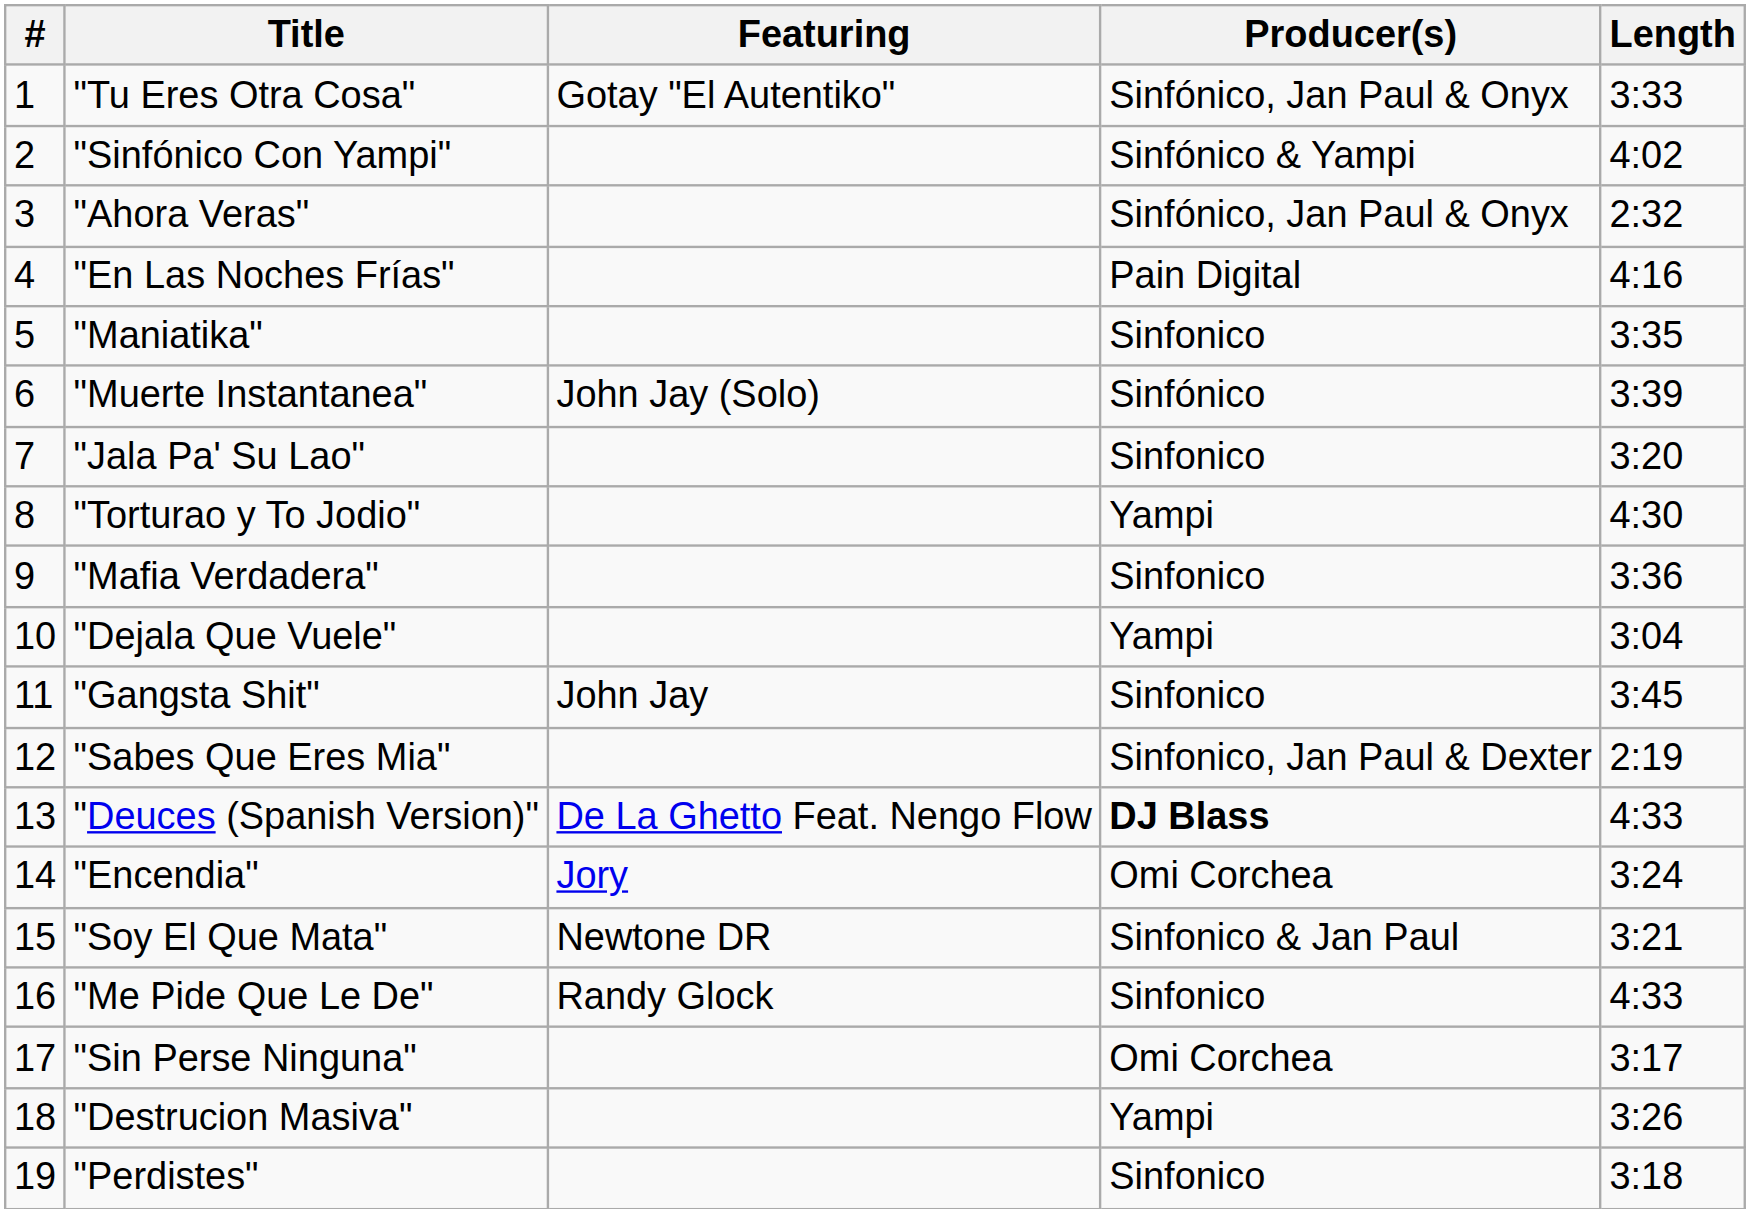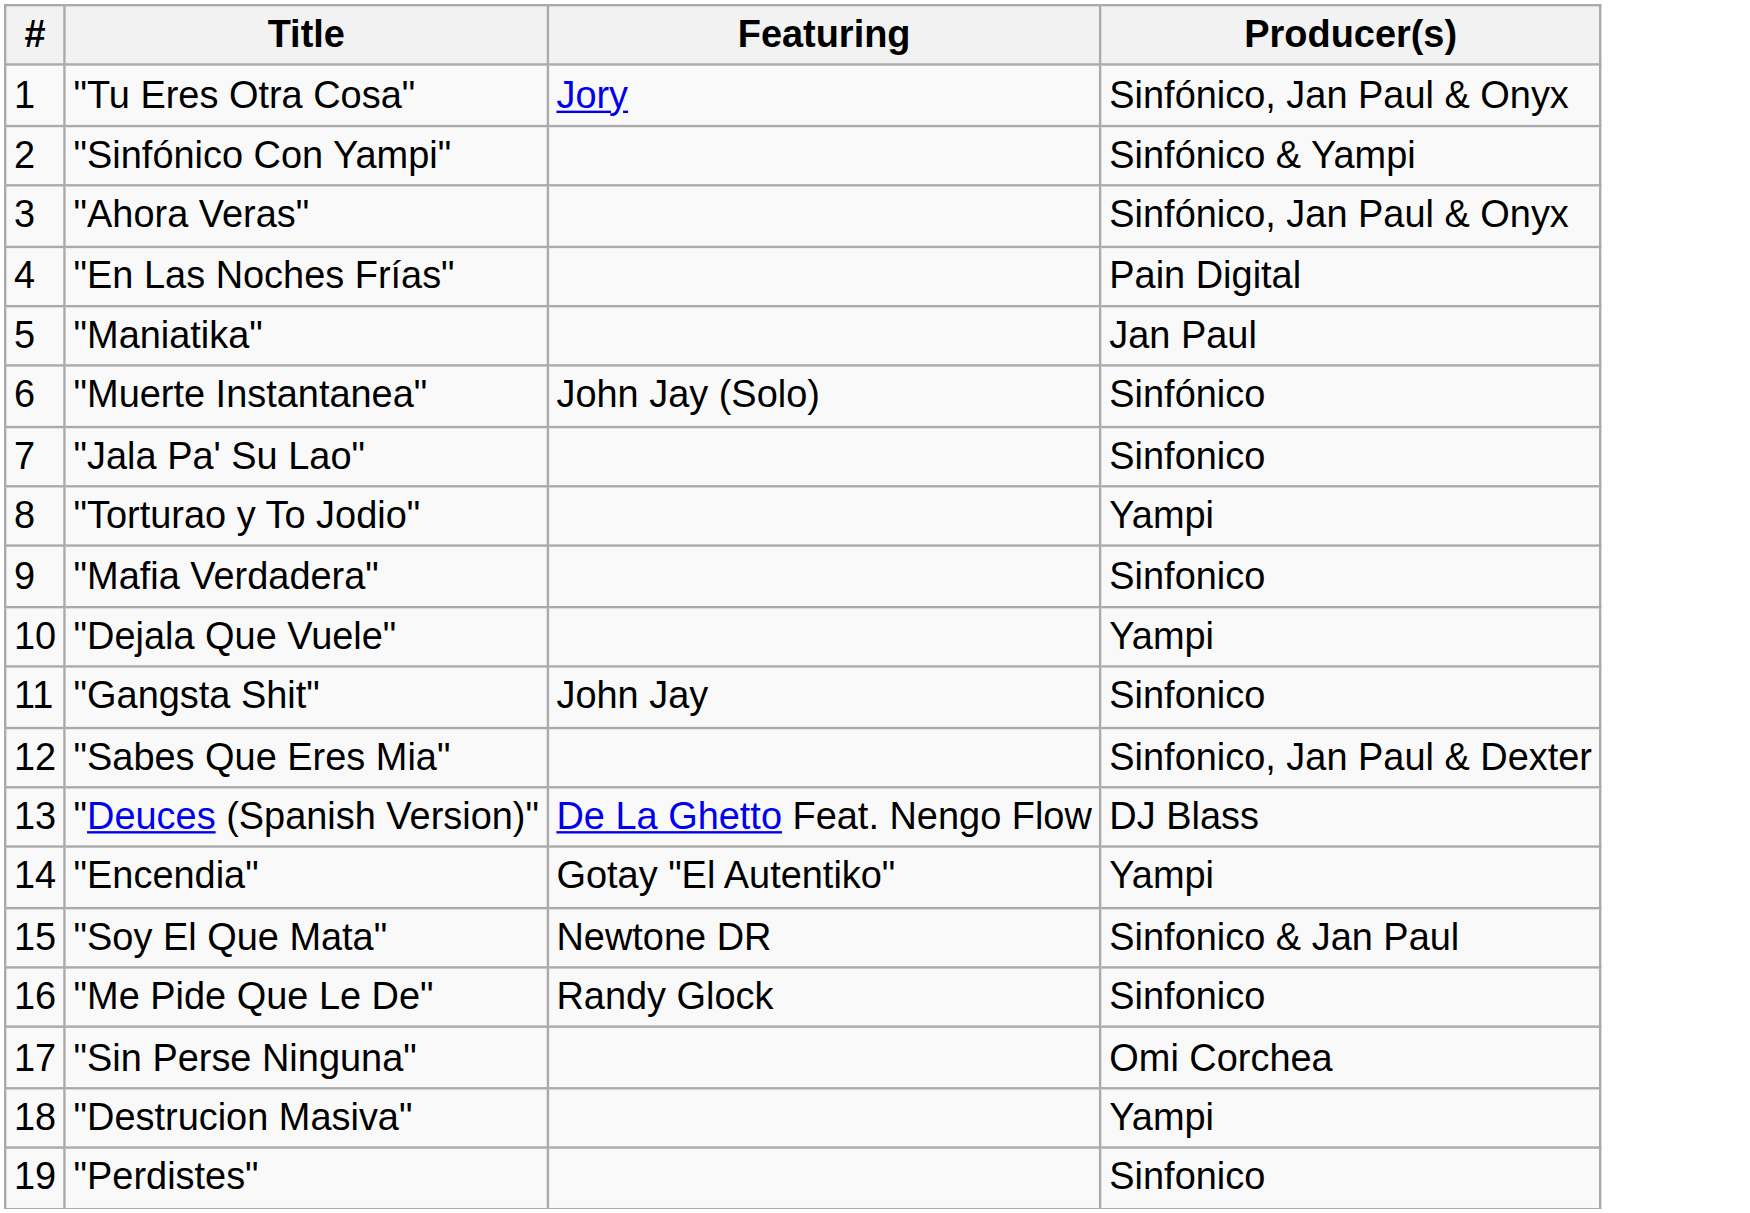- column: (1673, 34)
(726, 94) Gotay "El Autentiko" -> (592, 94) Jory
(1187, 335) Sinfonico -> (1183, 335) Jan Paul
(1189, 816) bold -> (1184, 816) normal
(592, 876) Jory -> (726, 876) Gotay "El Autentiko"
(1221, 876) Omi Corchea -> (1162, 876) Yampi
